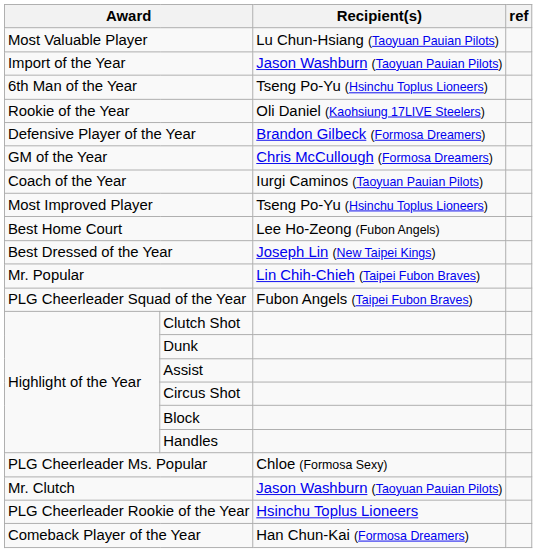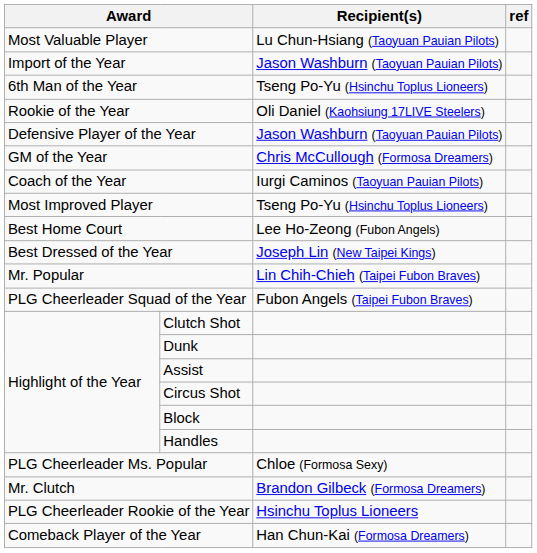(371, 134) Brandon Gilbeck (Formosa Dreamers) -> (379, 134) Jason Washburn (Taoyuan Pauian Pilots)
(379, 488) Jason Washburn (Taoyuan Pauian Pilots) -> (371, 488) Brandon Gilbeck (Formosa Dreamers)
